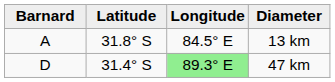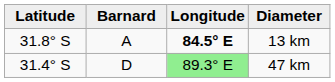columns swapped: (45, 16) <-> (126, 16)
(208, 41) normal -> (208, 41) bold
